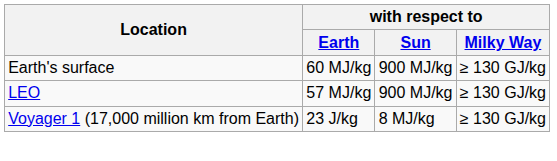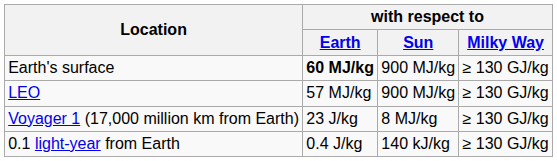(339, 67) normal -> (340, 67) bold
+ row: (94, 144)
